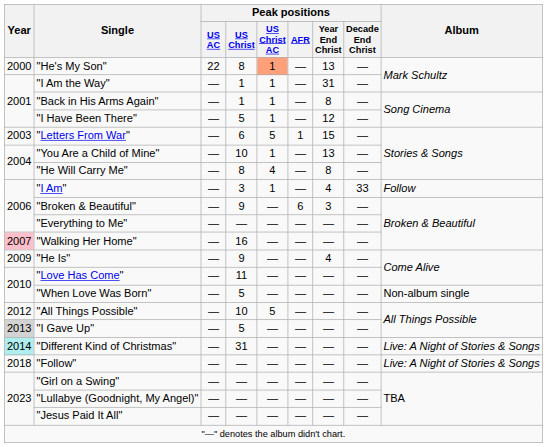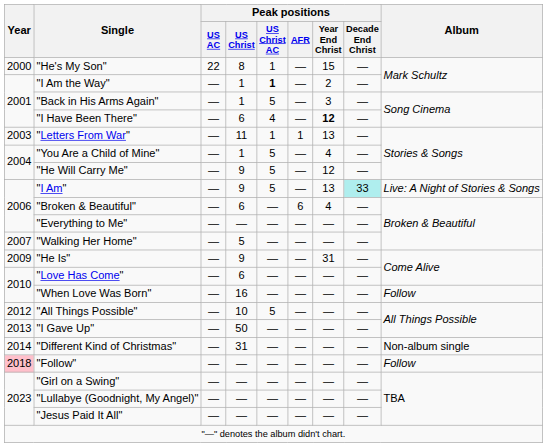(272, 66) lightsalmon background -> (272, 66) no background
(328, 66) 13 -> (328, 66) 15
(272, 83) normal -> (272, 83) bold
(328, 83) 31 -> (328, 83) 2
(272, 101) 1 -> (272, 101) 5
(328, 101) 8 -> (328, 101) 3
(241, 118) 5 -> (241, 118) 6
(272, 118) 1 -> (272, 118) 4
(328, 118) normal -> (328, 118) bold
(241, 136) 6 -> (241, 136) 11
(272, 136) 5 -> (272, 136) 1
(328, 136) 15 -> (328, 136) 13
(241, 153) 10 -> (241, 153) 1
(272, 153) 1 -> (272, 153) 5
(328, 153) 13 -> (328, 153) 4
(241, 171) 8 -> (241, 171) 9
(272, 171) 4 -> (272, 171) 5
(328, 171) 8 -> (328, 171) 12
(241, 188) 3 -> (241, 188) 9
(272, 188) 1 -> (272, 188) 5
(328, 188) 4 -> (328, 188) 13
(362, 188) no background -> (362, 188) paleturquoise background
(399, 188) Follow -> (462, 188) Live: A Night of Stories & Songs
(241, 206) 9 -> (241, 206) 6
(328, 206) 3 -> (328, 206) 4
(19, 241) pink background -> (19, 241) no background
(241, 241) 16 -> (241, 241) 5
(328, 258) 4 -> (328, 258) 31
(241, 276) 11 -> (241, 276) 6
(241, 293) 5 -> (241, 293) 16
(426, 293) Non-album single -> (399, 293) Follow
(19, 328) lightgrey background -> (19, 328) no background
(241, 328) 5 -> (241, 328) 50
(19, 346) paleturquoise background -> (19, 346) no background
(462, 346) Live: A Night of Stories & Songs -> (426, 346) Non-album single
(19, 363) no background -> (19, 363) pink background
(462, 363) Live: A Night of Stories & Songs -> (399, 363) Follow
